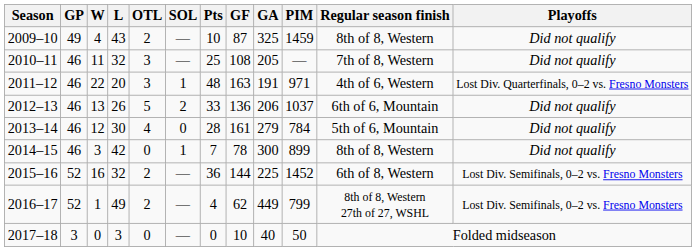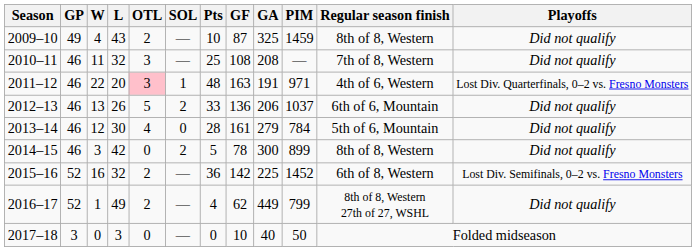(268, 60) 205 -> (268, 60) 208
(147, 83) no background -> (147, 83) pink background
(183, 151) 1 -> (183, 151) 2
(213, 151) 7 -> (213, 151) 5
(240, 173) 144 -> (240, 173) 142
(572, 205) Lost Div. Semifinals, 0–2 vs. Fresno Monsters -> (572, 204) Did not qualify
